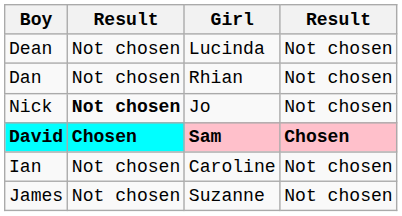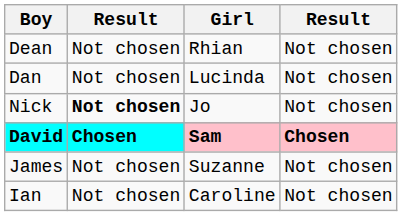(227, 49) Lucinda -> (216, 49) Rhian
(216, 78) Rhian -> (227, 78) Lucinda
rows swapped: (36, 196) <-> (25, 167)
